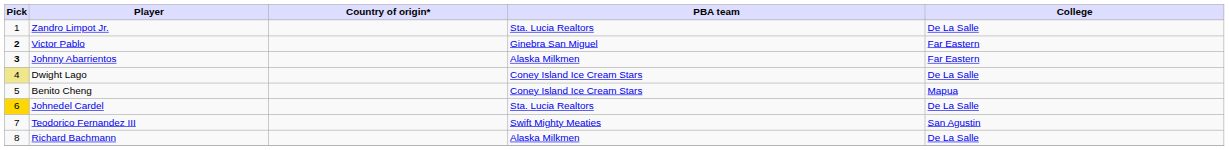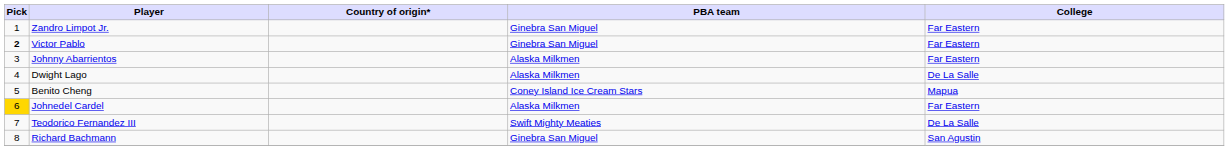(552, 28) Sta. Lucia Realtors -> (554, 28) Ginebra San Miguel
(953, 28) De La Salle -> (954, 28) Far Eastern
(17, 59) bold -> (17, 59) normal
(17, 75) khaki background -> (17, 75) no background
(576, 75) Coney Island Ice Cream Stars -> (545, 75) Alaska Milkmen
(552, 106) Sta. Lucia Realtors -> (545, 106) Alaska Milkmen
(953, 106) De La Salle -> (954, 106) Far Eastern
(954, 122) San Agustin -> (953, 122) De La Salle
(545, 138) Alaska Milkmen -> (554, 138) Ginebra San Miguel
(953, 138) De La Salle -> (954, 138) San Agustin
